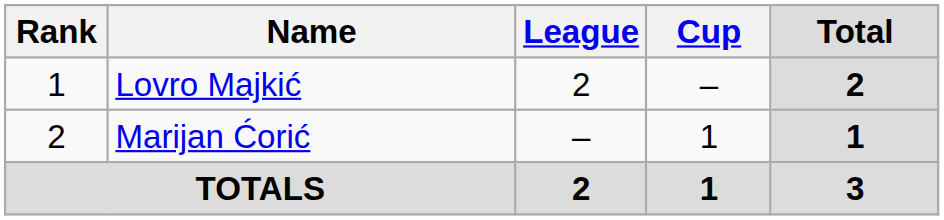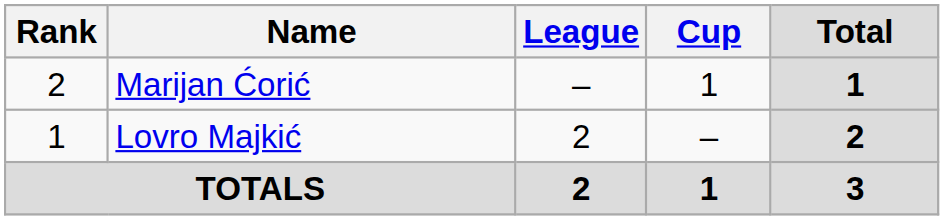rows swapped: (208, 84) <-> (213, 136)
